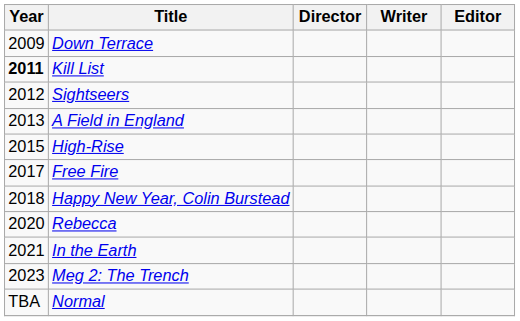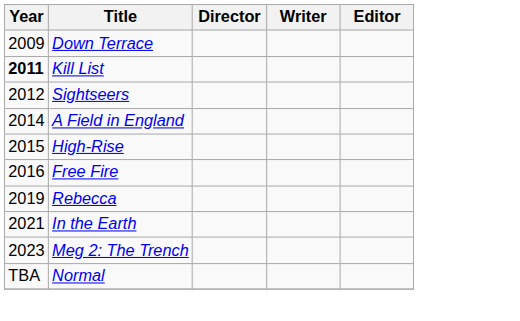(26, 120) 2013 -> (26, 120) 2014
(26, 172) 2017 -> (26, 172) 2016
- row: (171, 198)
(26, 224) 2020 -> (26, 198) 2019
